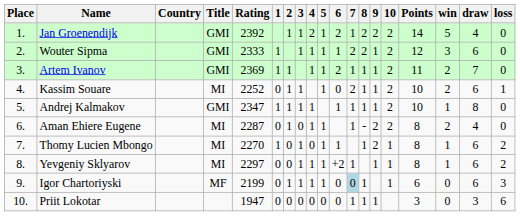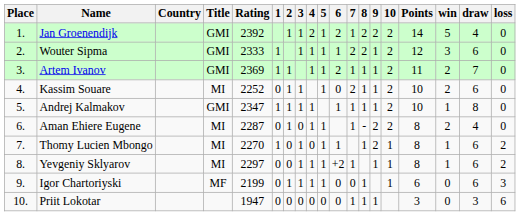(503, 88) 1 -> (503, 88) 0
(353, 182) lightblue background -> (353, 182) no background
